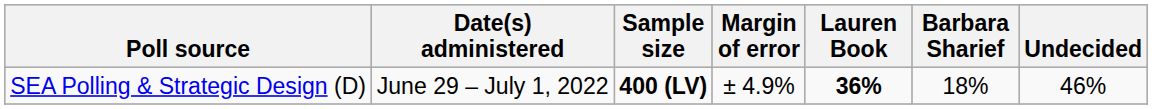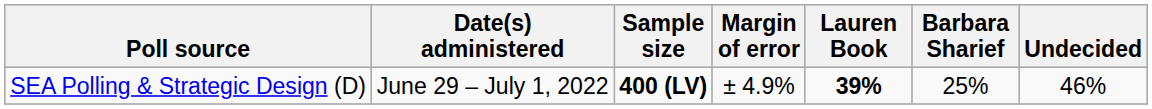(859, 85) 36% -> (859, 85) 39%
(966, 85) 18% -> (966, 85) 25%
